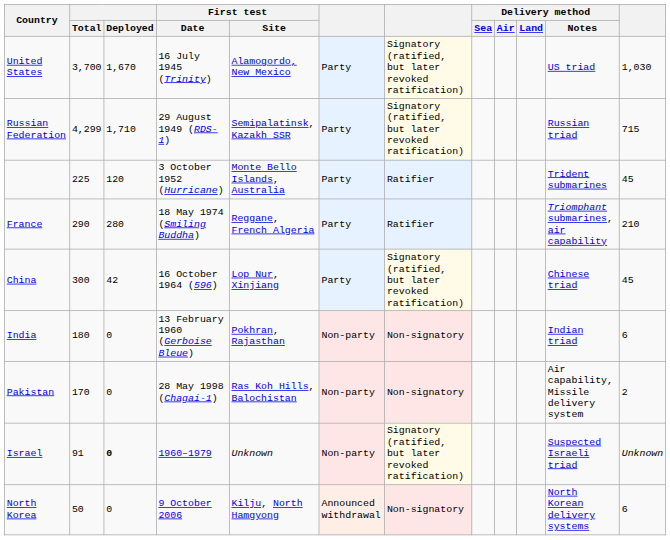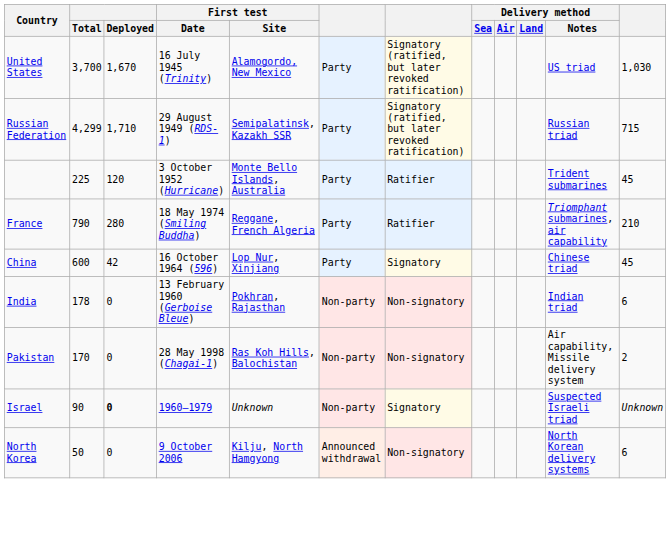(81, 224) 290 -> (81, 224) 790
(81, 280) 300 -> (81, 263) 600
(425, 280) Signatory (ratified, but later revoked ratification) -> (414, 263) Signatory
(81, 336) 180 -> (81, 302) 178
(78, 454) 91 -> (78, 408) 90
(425, 454) Signatory (ratified, but later revoked ratification) -> (414, 408) Signatory
